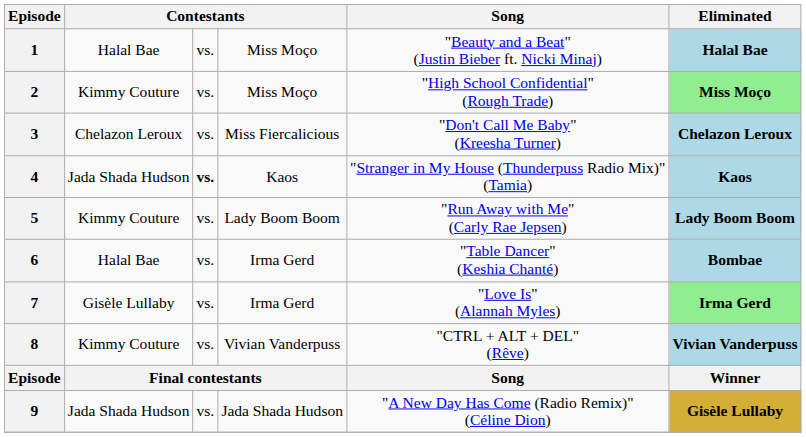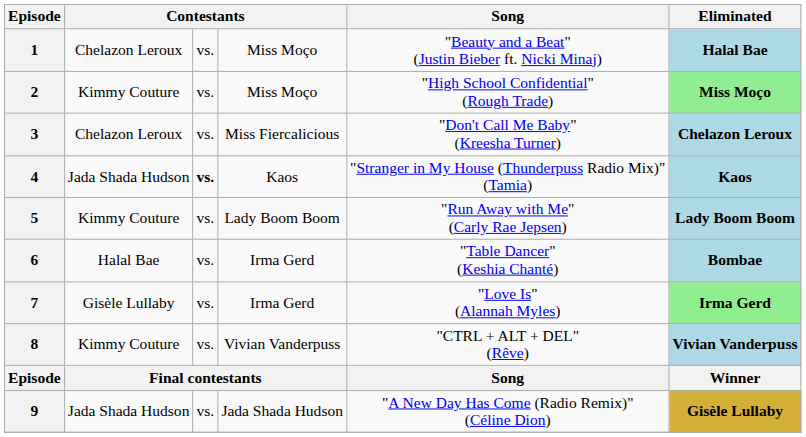(129, 50) Halal Bae -> (129, 50) Chelazon Leroux
